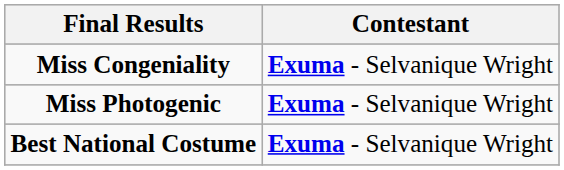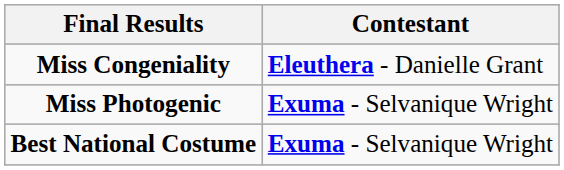(410, 64) Exuma - Selvanique Wright -> (406, 64) Eleuthera - Danielle Grant
